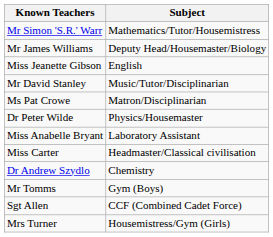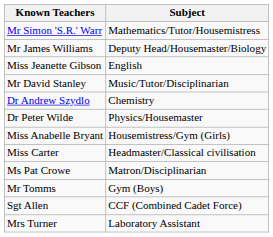rows swapped: (48, 170) <-> (38, 100)
(154, 135) Laboratory Assistant -> (169, 135) Housemistress/Gym (Girls)
(169, 223) Housemistress/Gym (Girls) -> (154, 223) Laboratory Assistant
